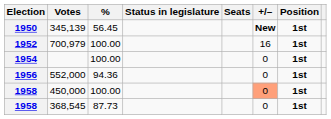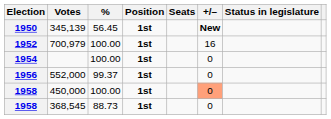columns swapped: (300, 12) <-> (172, 12)
(105, 75) 94.36 -> (105, 75) 99.37
(105, 106) 87.73 -> (105, 106) 88.73
